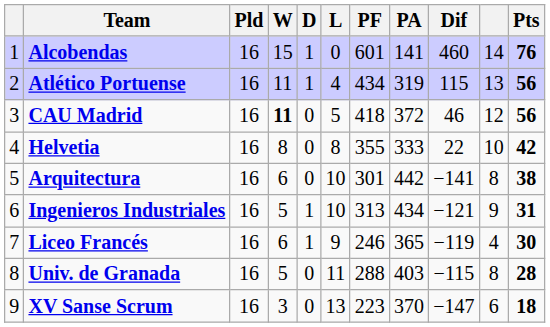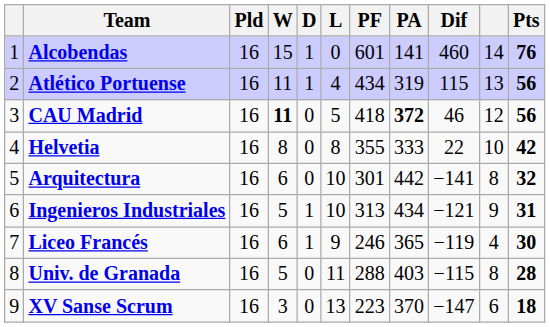(409, 115) normal -> (409, 115) bold
(526, 178) 38 -> (526, 178) 32
